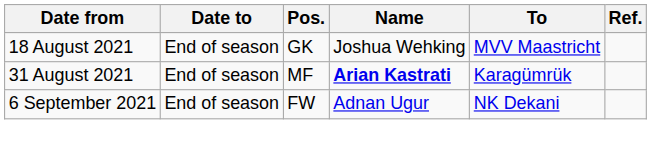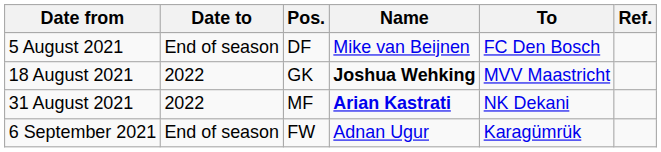+ row: (66, 47)
(222, 47) End of season -> (184, 75) 2022
(399, 47) normal -> (404, 75) bold
(222, 75) End of season -> (184, 103) 2022
(523, 75) Karagümrük -> (527, 103) NK Dekani
(517, 103) NK Dekani -> (532, 132) Karagümrük
